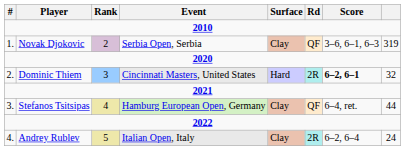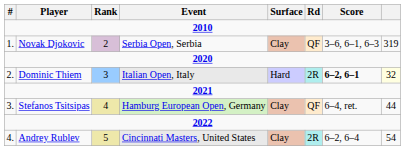(189, 75) Cincinnati Masters, United States -> (158, 75) Italian Open, Italy
(391, 75) no background -> (391, 75) lightyellow background
(158, 138) Italian Open, Italy -> (189, 138) Cincinnati Masters, United States
(391, 138) 24 -> (391, 138) 54
